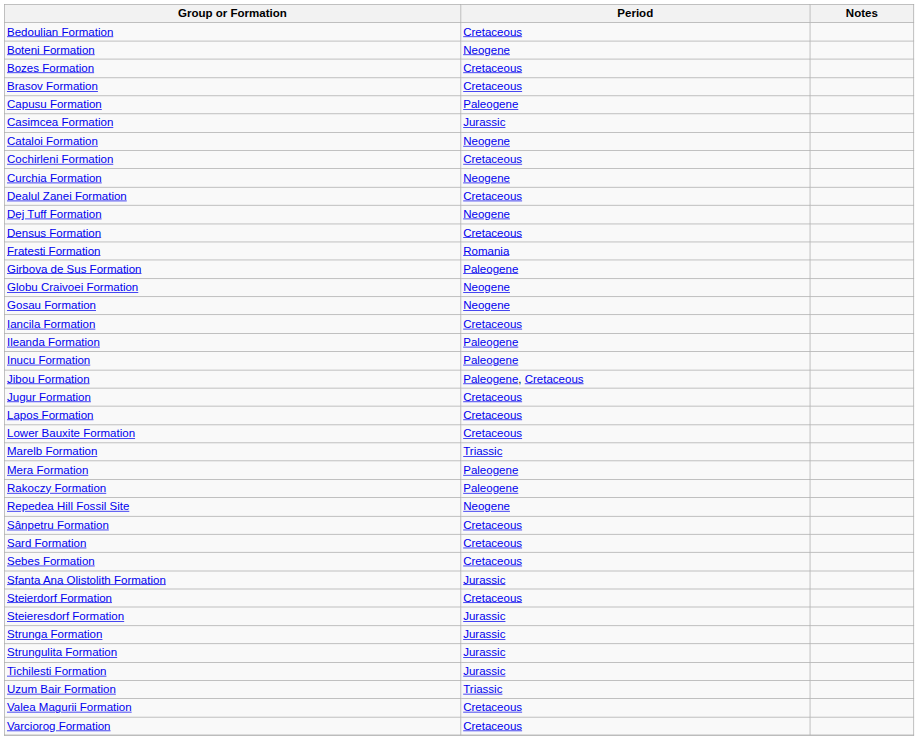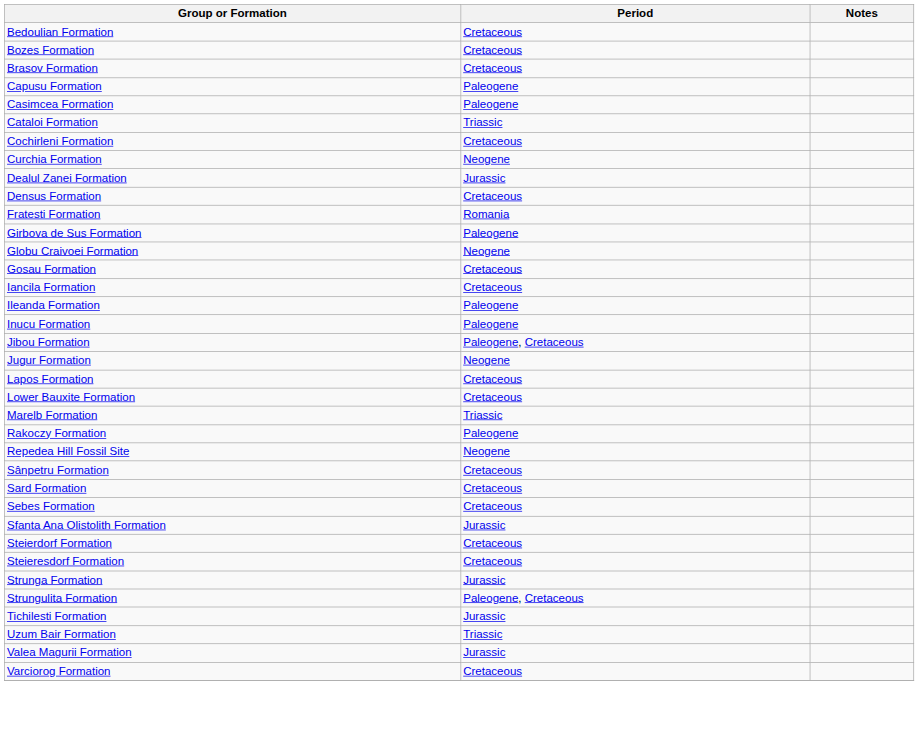- row: (51, 50)
(484, 123) Jurassic -> (491, 104) Paleogene
(487, 141) Neogene -> (483, 123) Triassic
(493, 196) Cretaceous -> (484, 178) Jurassic
- row: (54, 214)
(487, 305) Neogene -> (493, 269) Cretaceous
(493, 397) Cretaceous -> (487, 360) Neogene
- row: (48, 470)
(484, 616) Jurassic -> (493, 561) Cretaceous
(484, 653) Jurassic -> (523, 598) Paleogene, Cretaceous
(493, 707) Cretaceous -> (484, 653) Jurassic
